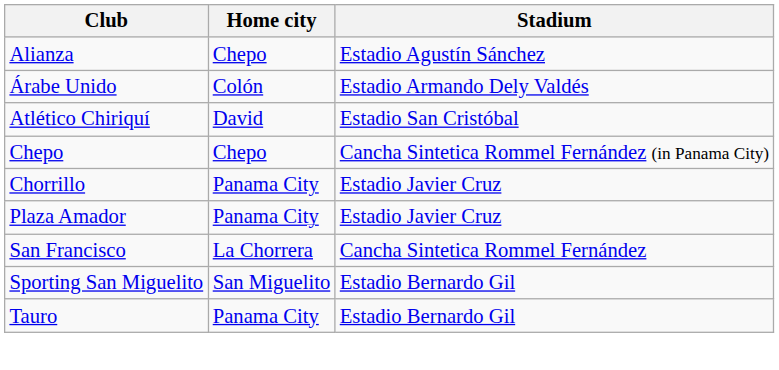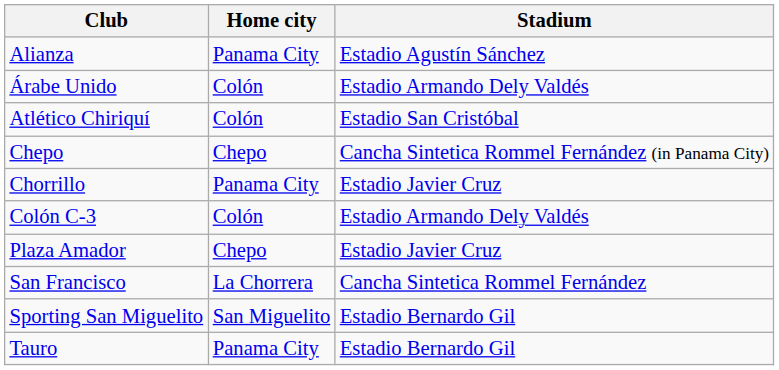(240, 53) Chepo -> (266, 53) Panama City
(238, 119) David -> (238, 119) Colón
+ row: (53, 217)
(266, 217) Panama City -> (240, 250) Chepo
